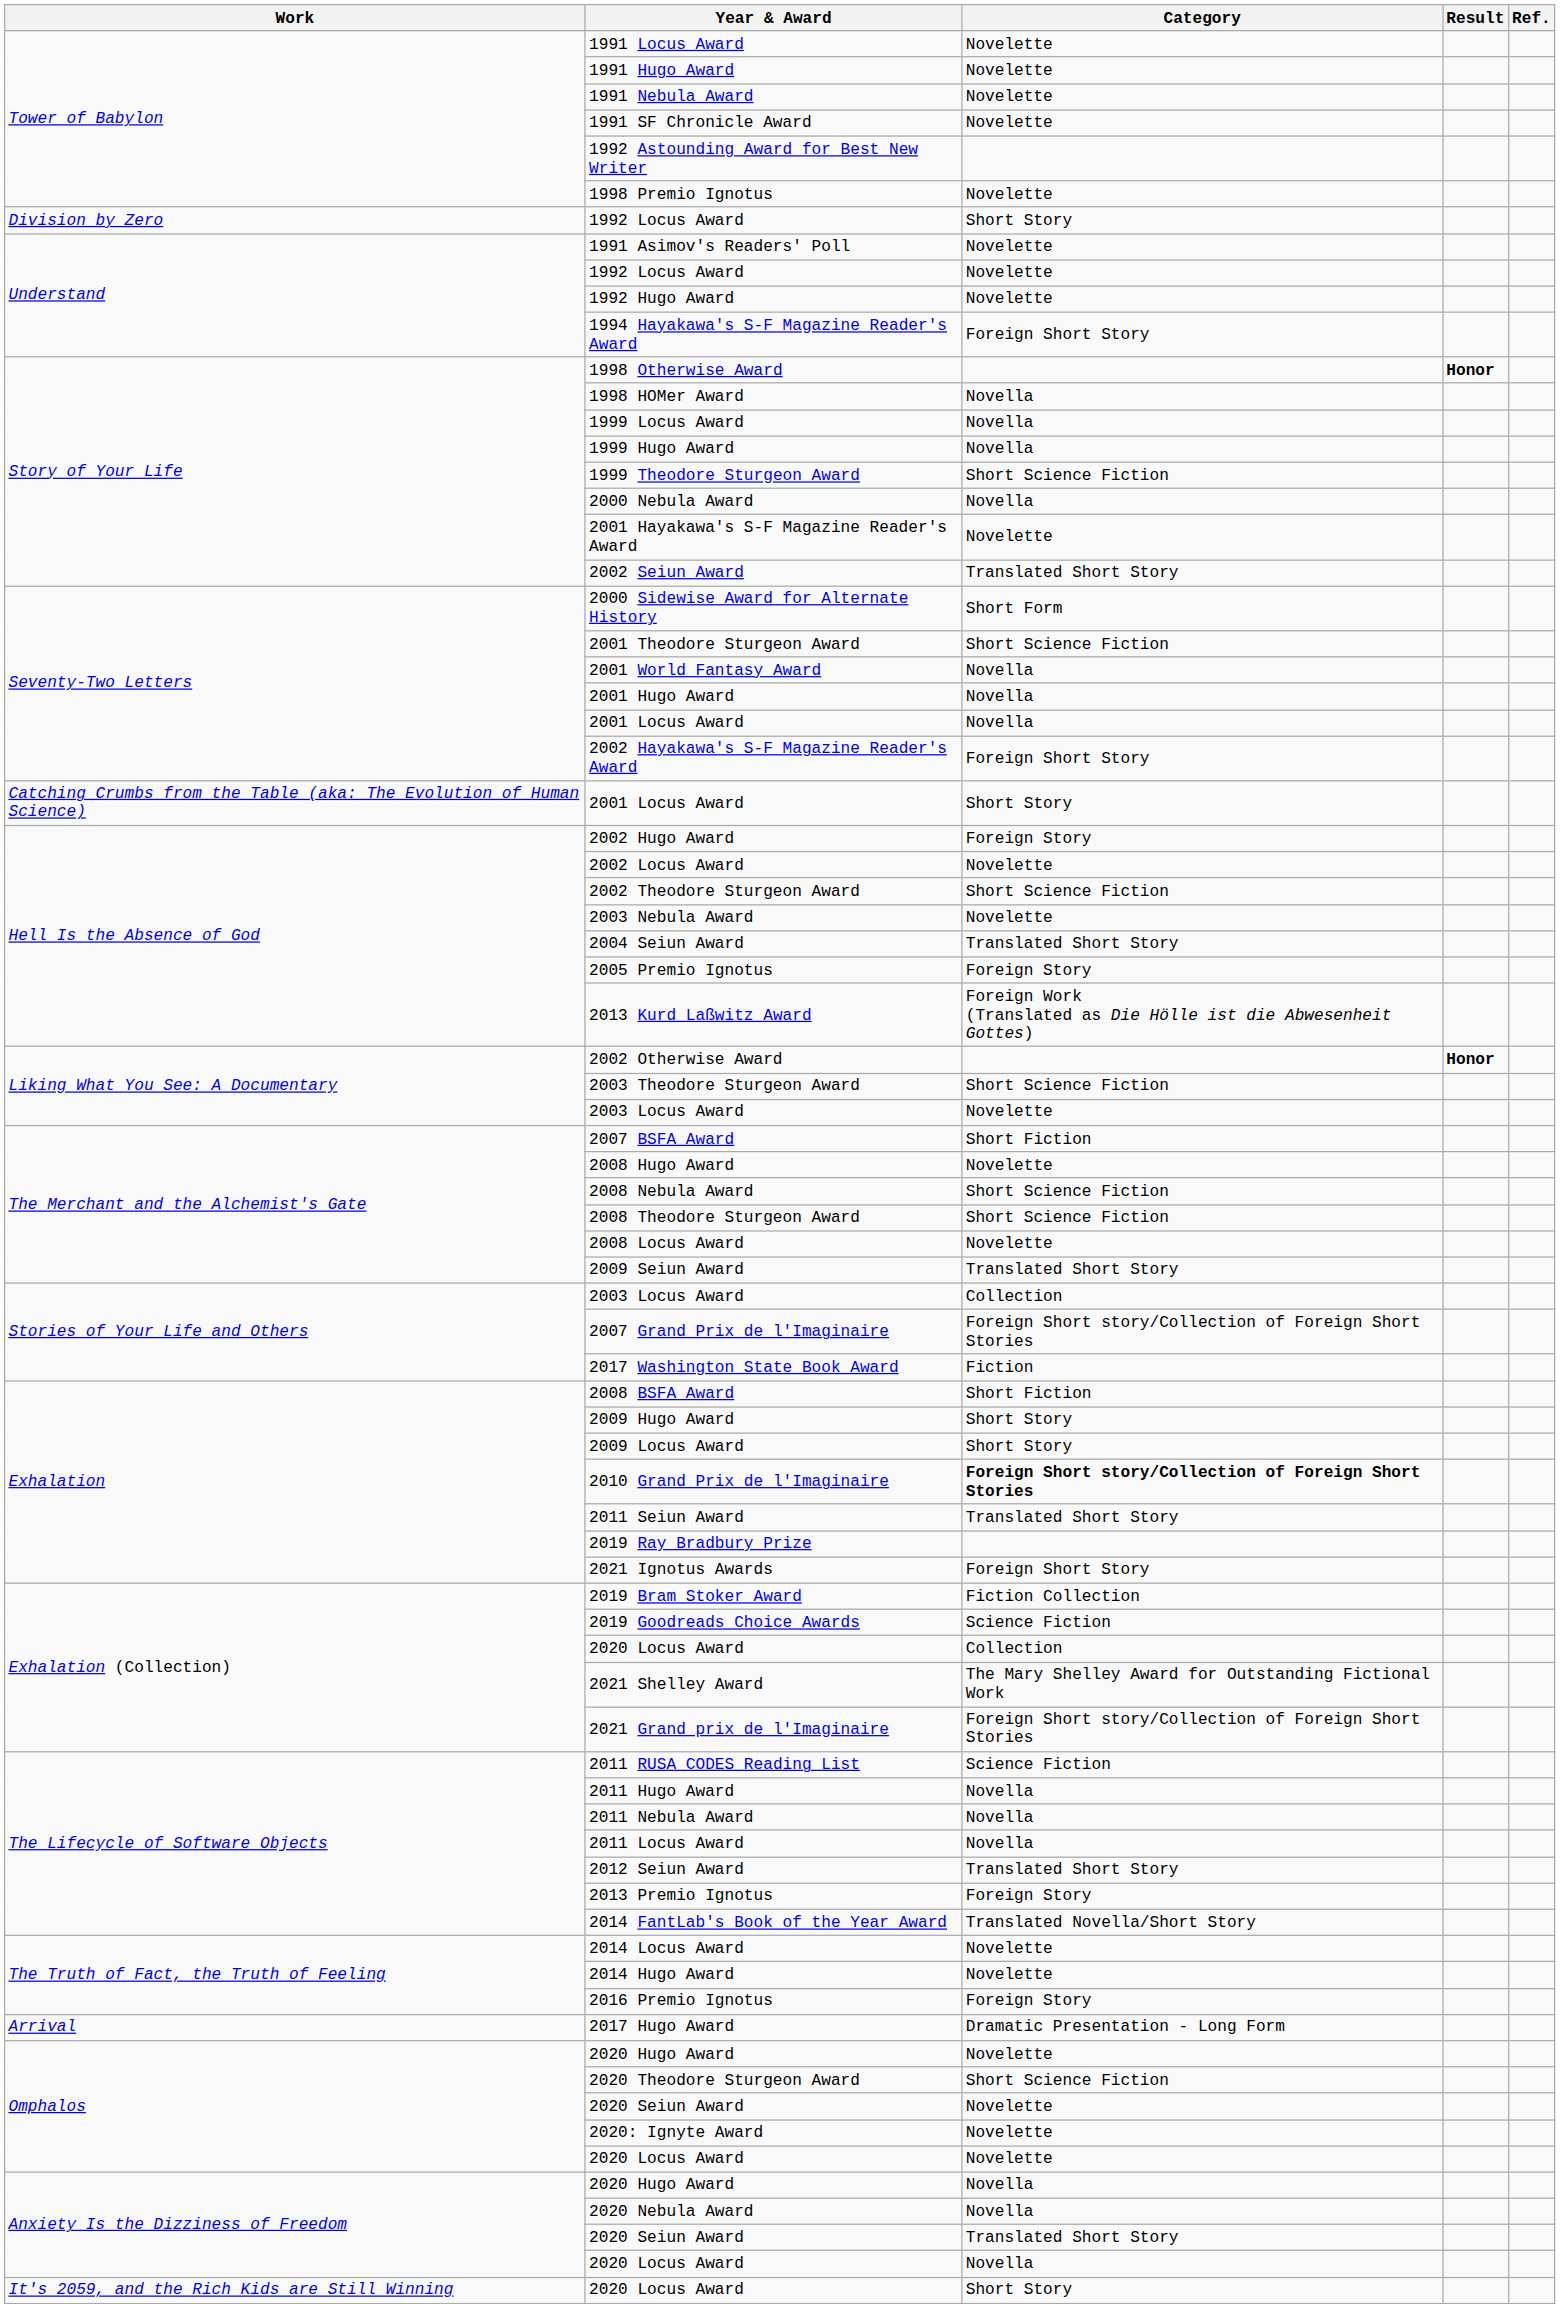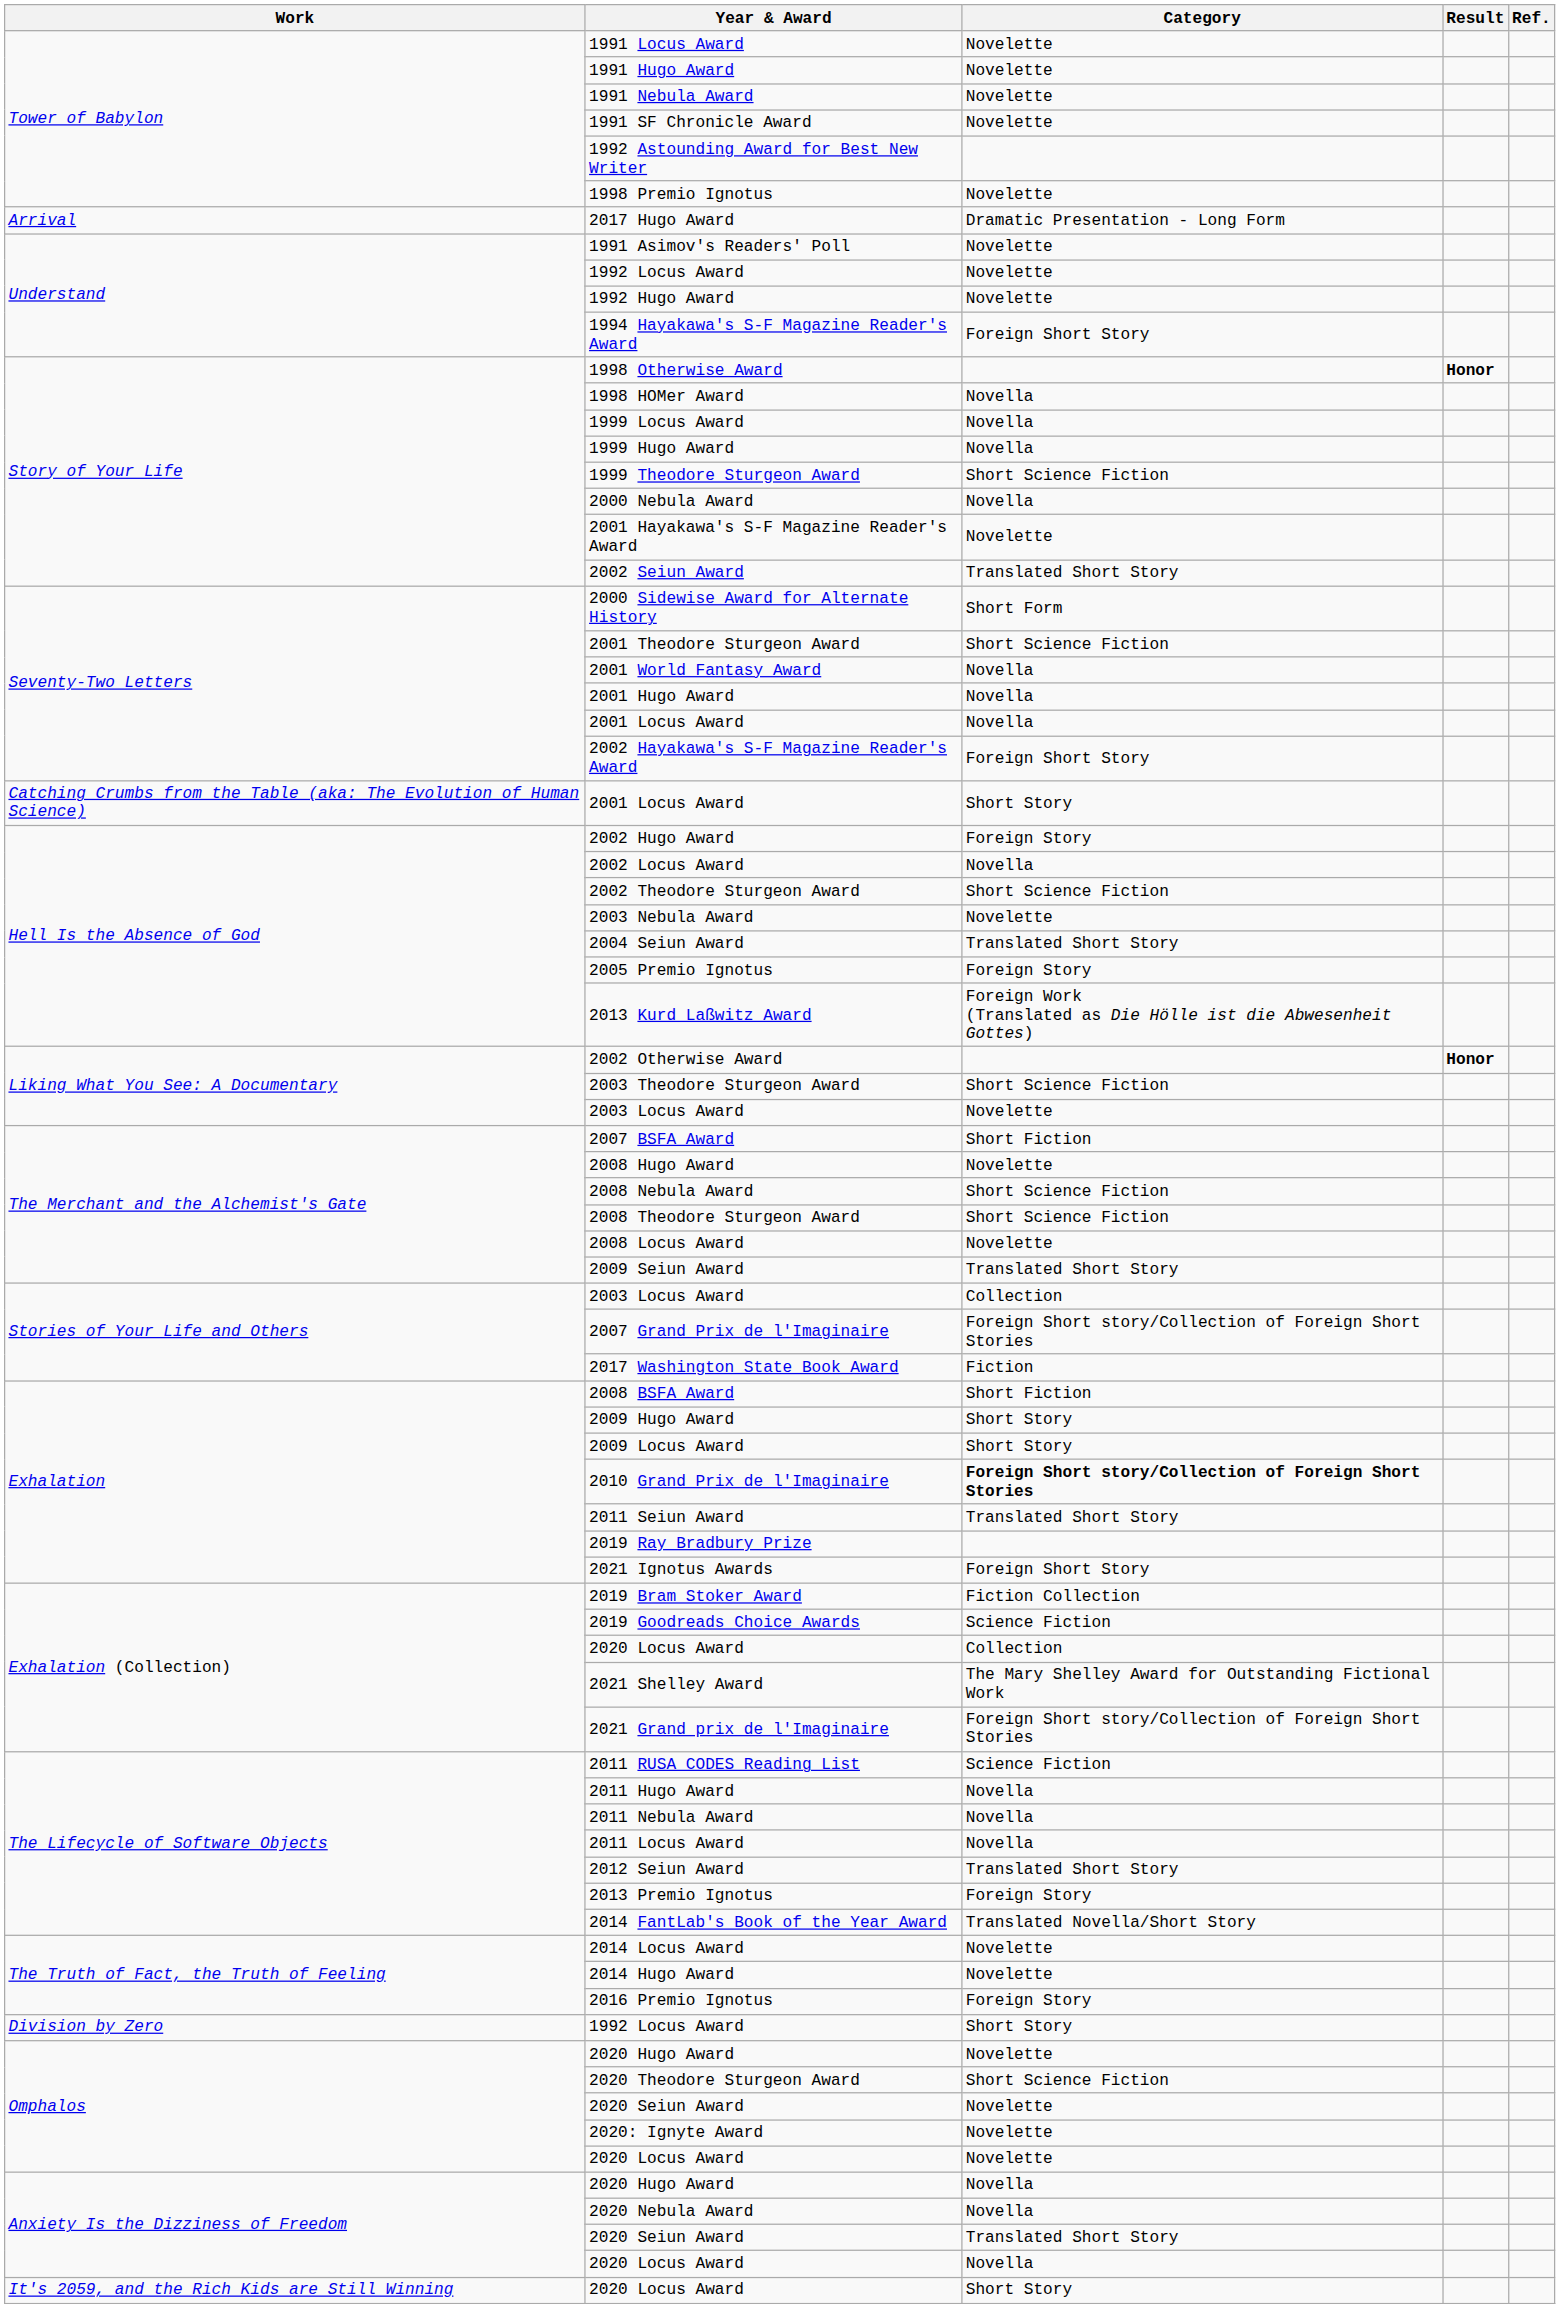rows swapped: (86, 220) <-> (42, 2027)
(1009, 865) Novelette -> (1000, 865) Novella
